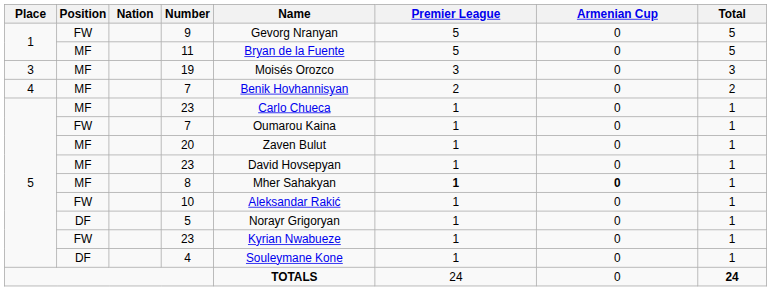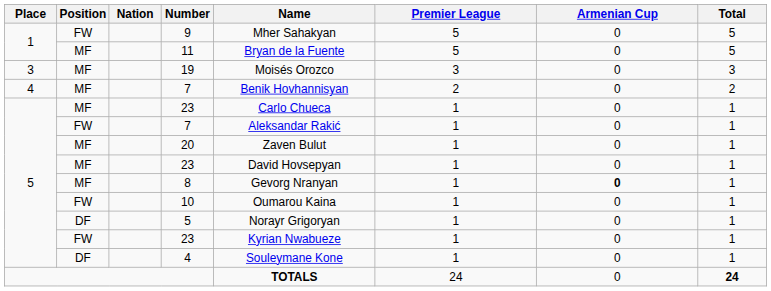(294, 33) Gevorg Nranyan -> (294, 33) Mher Sahakyan
(294, 127) Oumarou Kaina -> (294, 127) Aleksandar Rakić
(294, 183) Mher Sahakyan -> (294, 183) Gevorg Nranyan
(456, 183) bold -> (456, 183) normal
(294, 202) Aleksandar Rakić -> (294, 202) Oumarou Kaina
